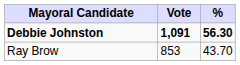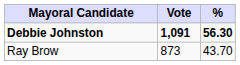(170, 51) 853 -> (170, 51) 873
